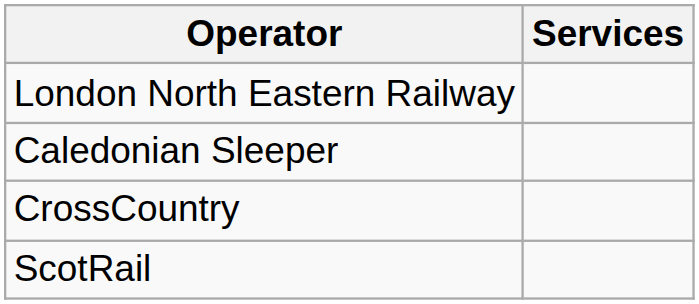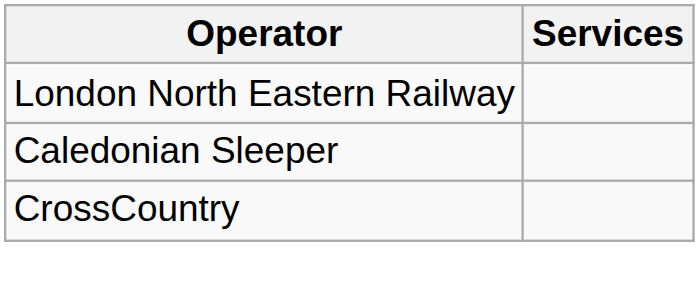- row: (82, 268)
